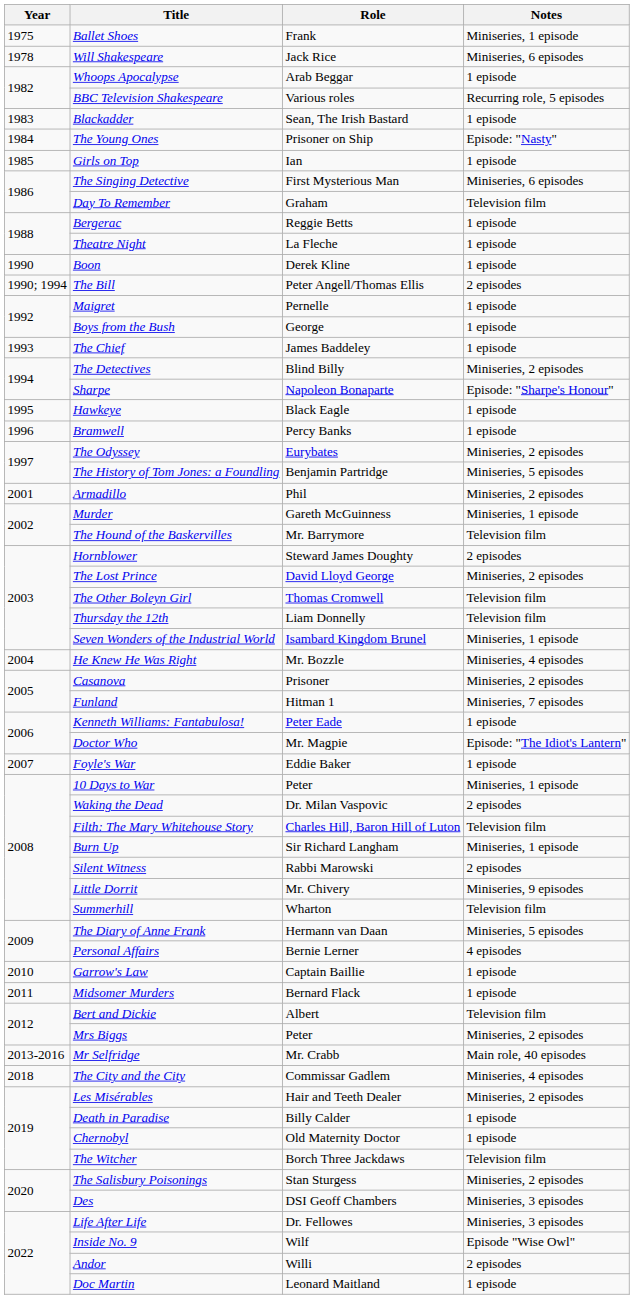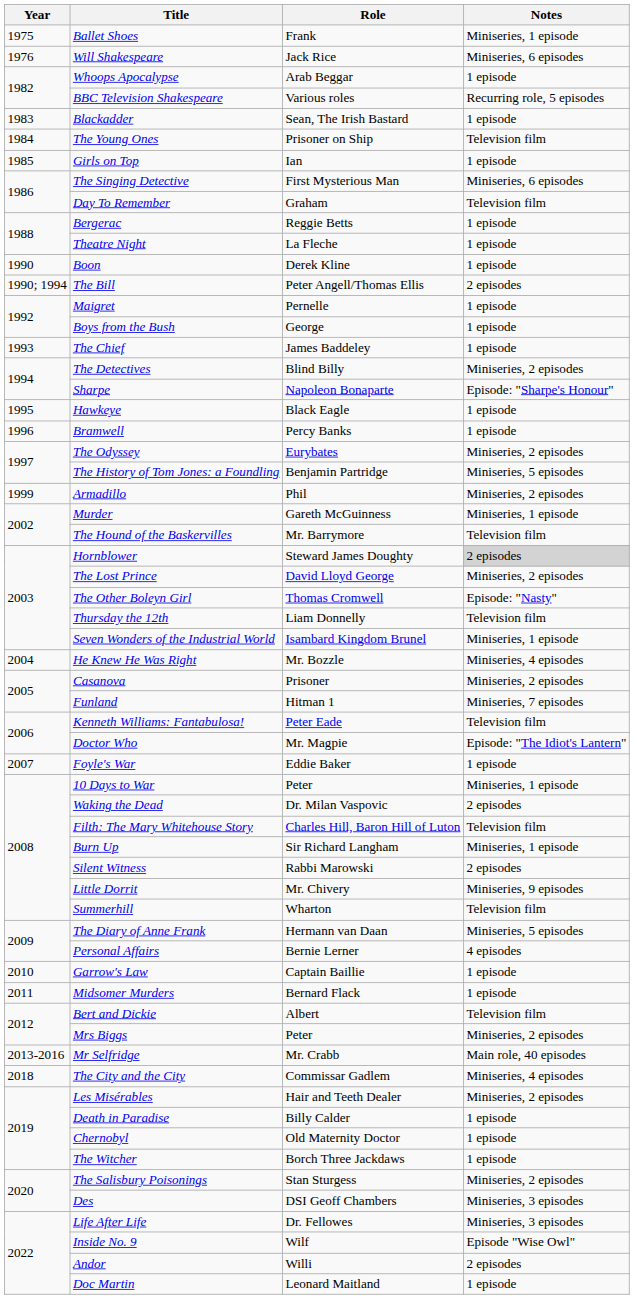(21, 56) 1978 -> (21, 56) 1976
(512, 139) Episode: "Nasty" -> (506, 139) Television film
(21, 493) 2001 -> (21, 493) 1999
(494, 555) no background -> (494, 555) lightgrey background
(506, 597) Television film -> (512, 597) Episode: "Nasty"
(491, 722) 1 episode -> (506, 722) Television film
(506, 1159) Television film -> (491, 1159) 1 episode
